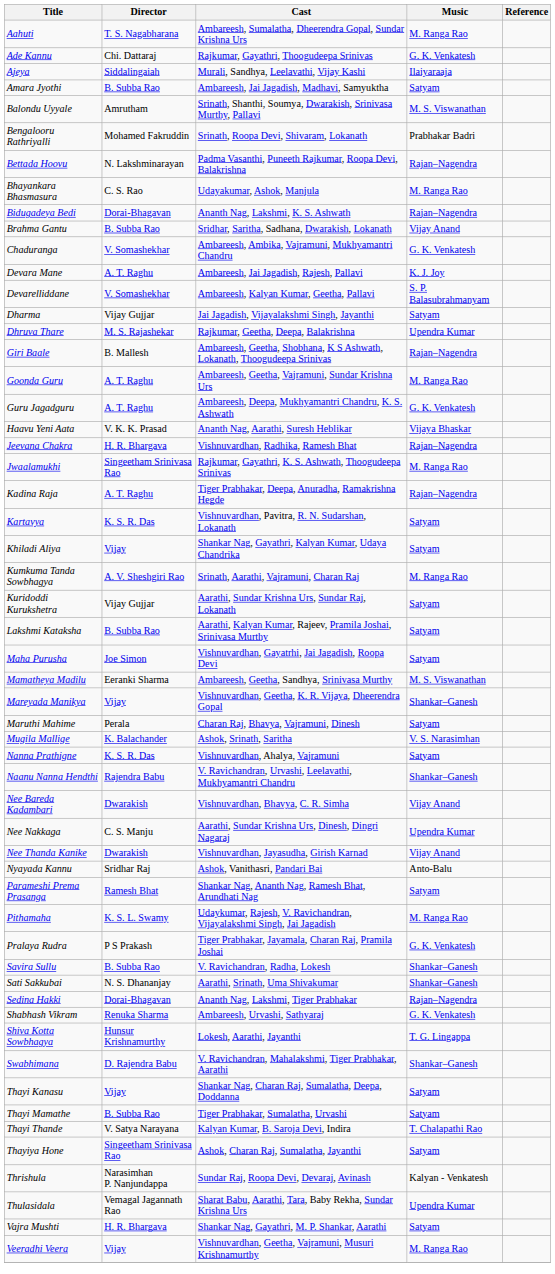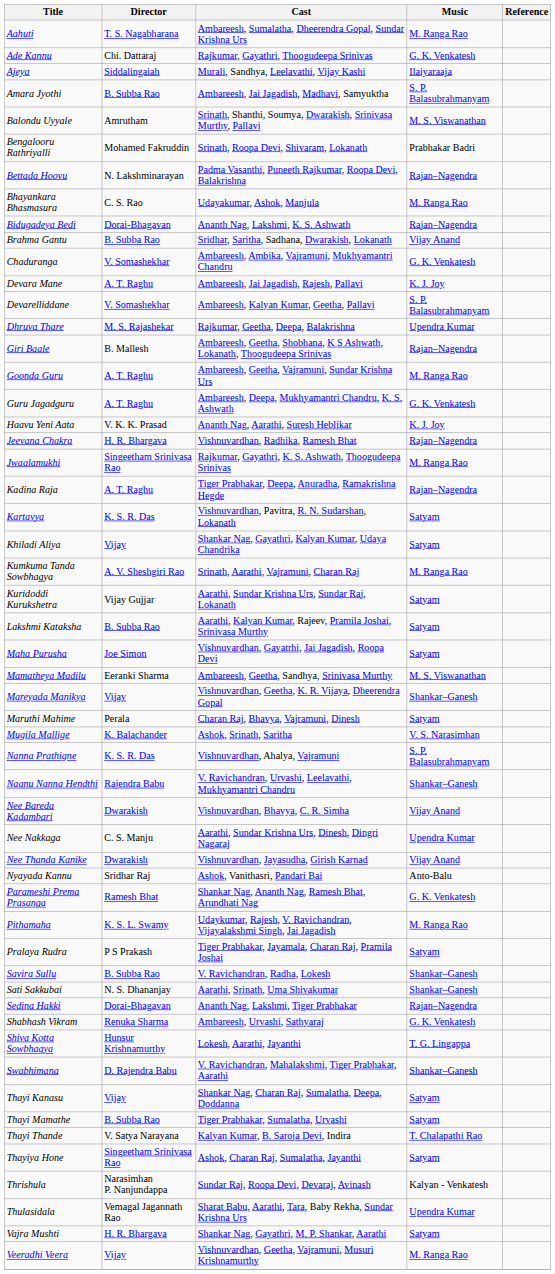(424, 87) Satyam -> (449, 93) S. P. Balasubrahmanyam
- row: (23, 315)
(440, 429) Vijaya Bhaskar -> (427, 424) K. J. Joy
(424, 755) Satyam -> (449, 756) S. P. Balasubrahmanyam
(424, 891) Satyam -> (442, 897) G. K. Venkatesh
(442, 945) G. K. Venkatesh -> (424, 952) Satyam
